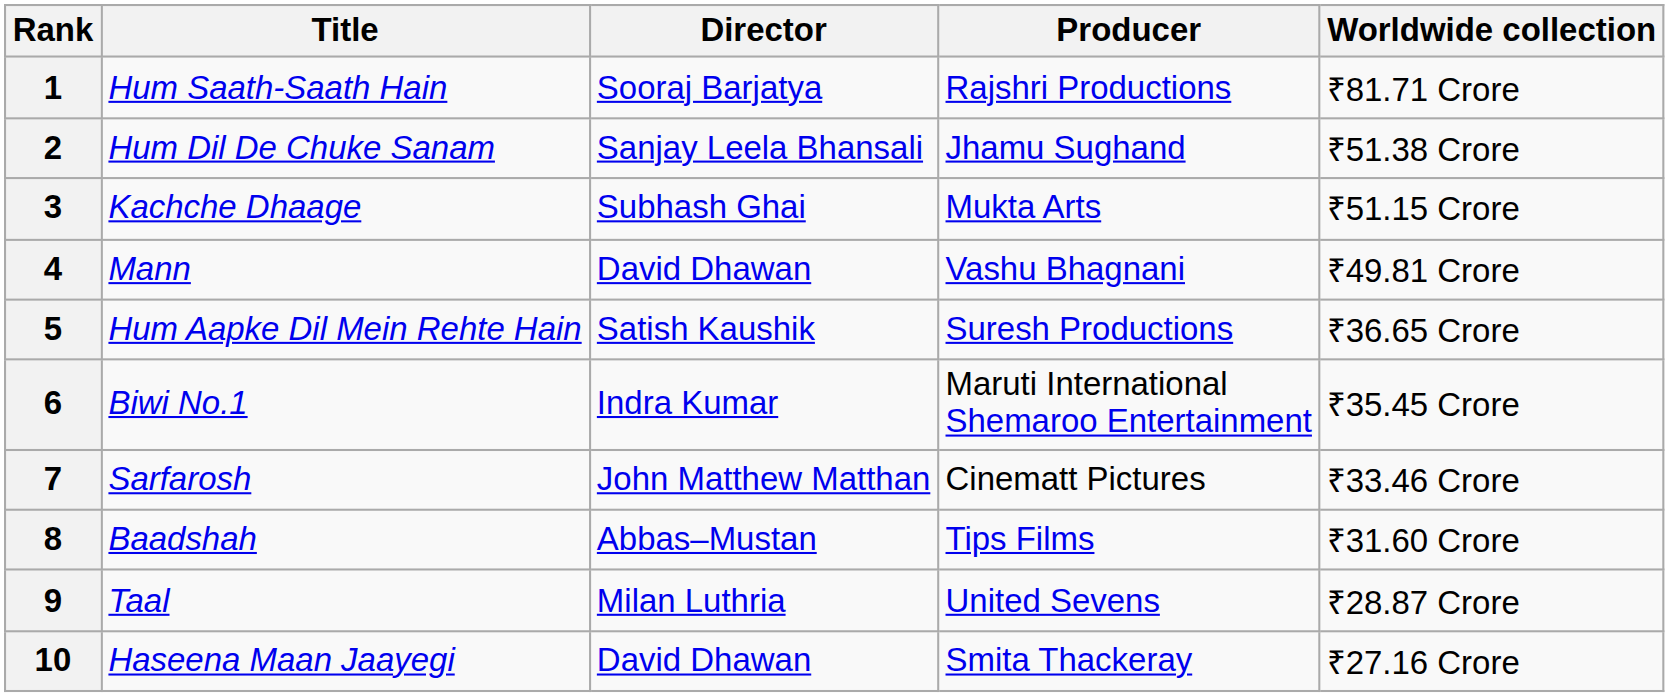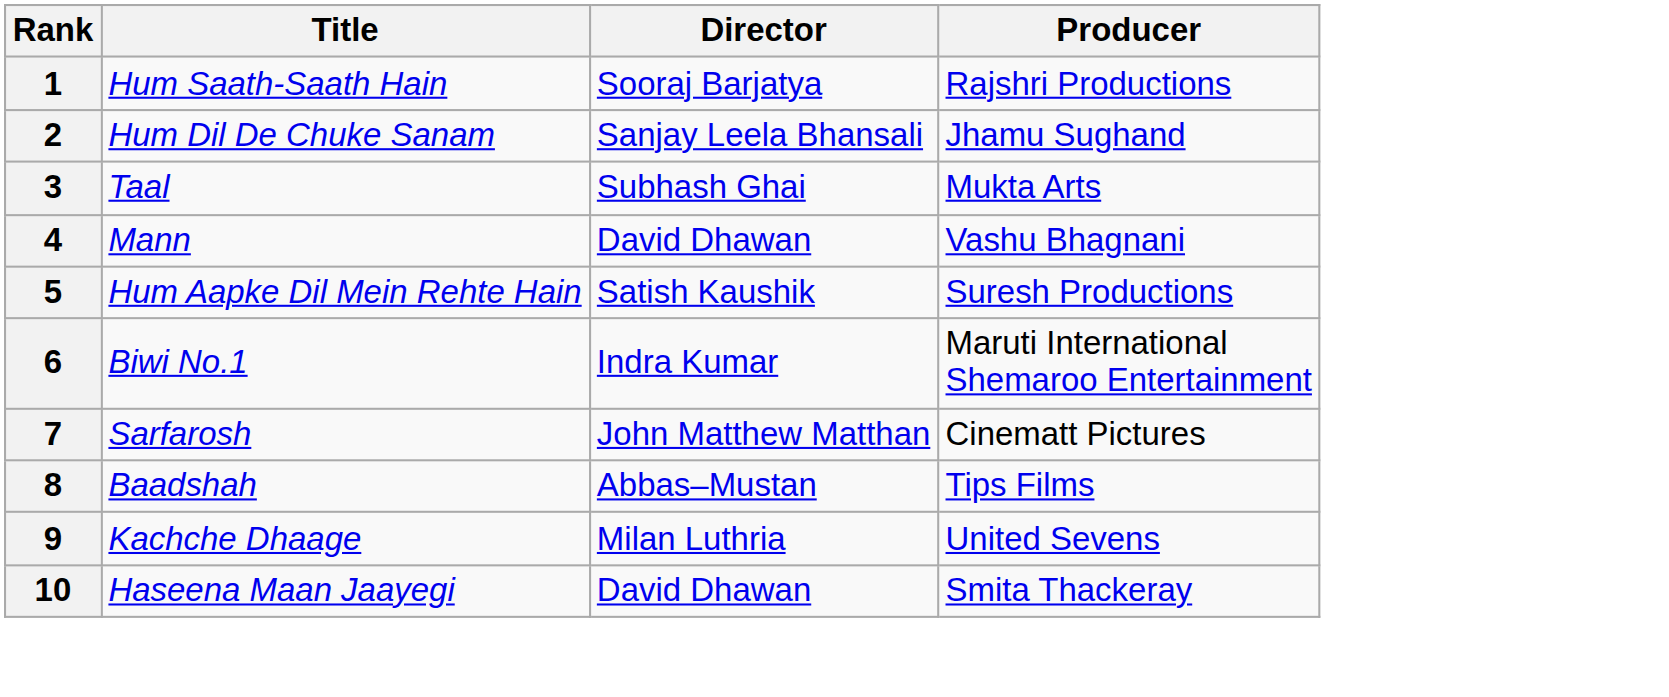- column: (1492, 30)
(235, 208) Kachche Dhaage -> (139, 187) Taal
(139, 599) Taal -> (235, 538) Kachche Dhaage
